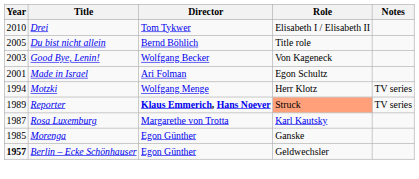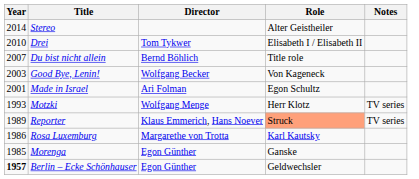+ row: (43, 27)
(16, 43) 2005 -> (16, 58) 2007
(16, 89) 1994 -> (16, 105) 1993
(206, 105) bold -> (202, 120) normal
(16, 120) 1987 -> (16, 136) 1986
